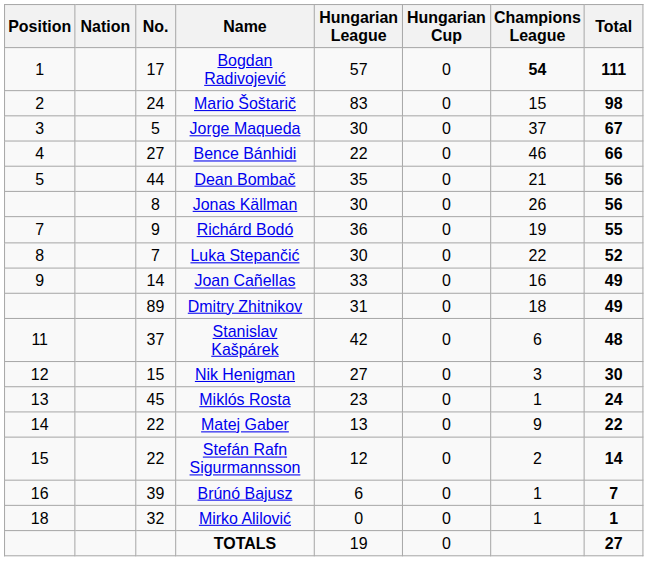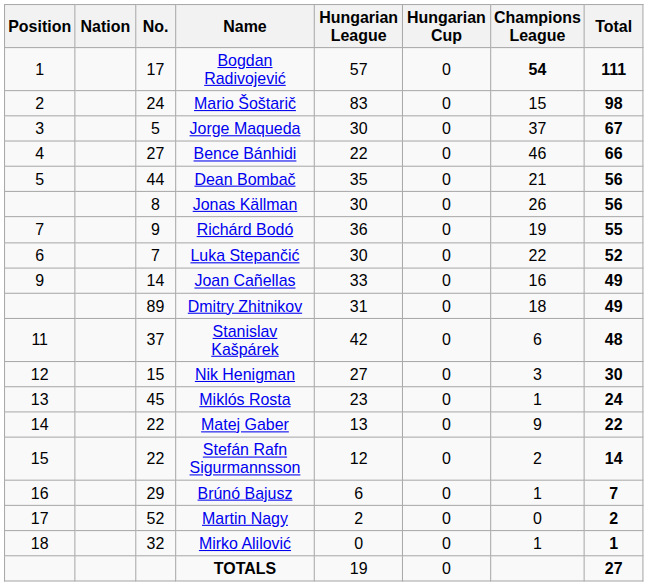(40, 255) 8 -> (40, 255) 6
(155, 493) 39 -> (155, 493) 29
+ row: (245, 518)
